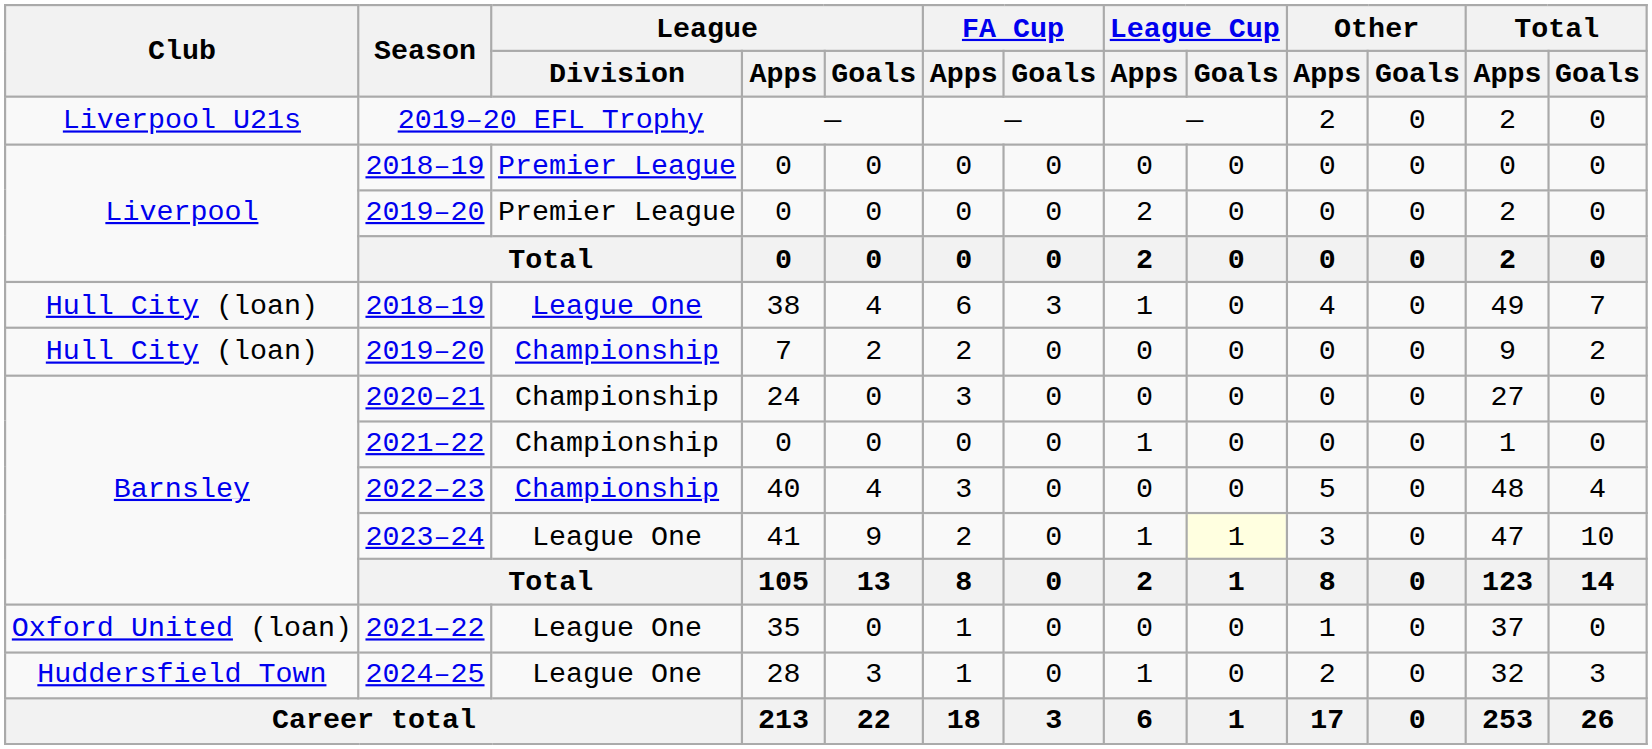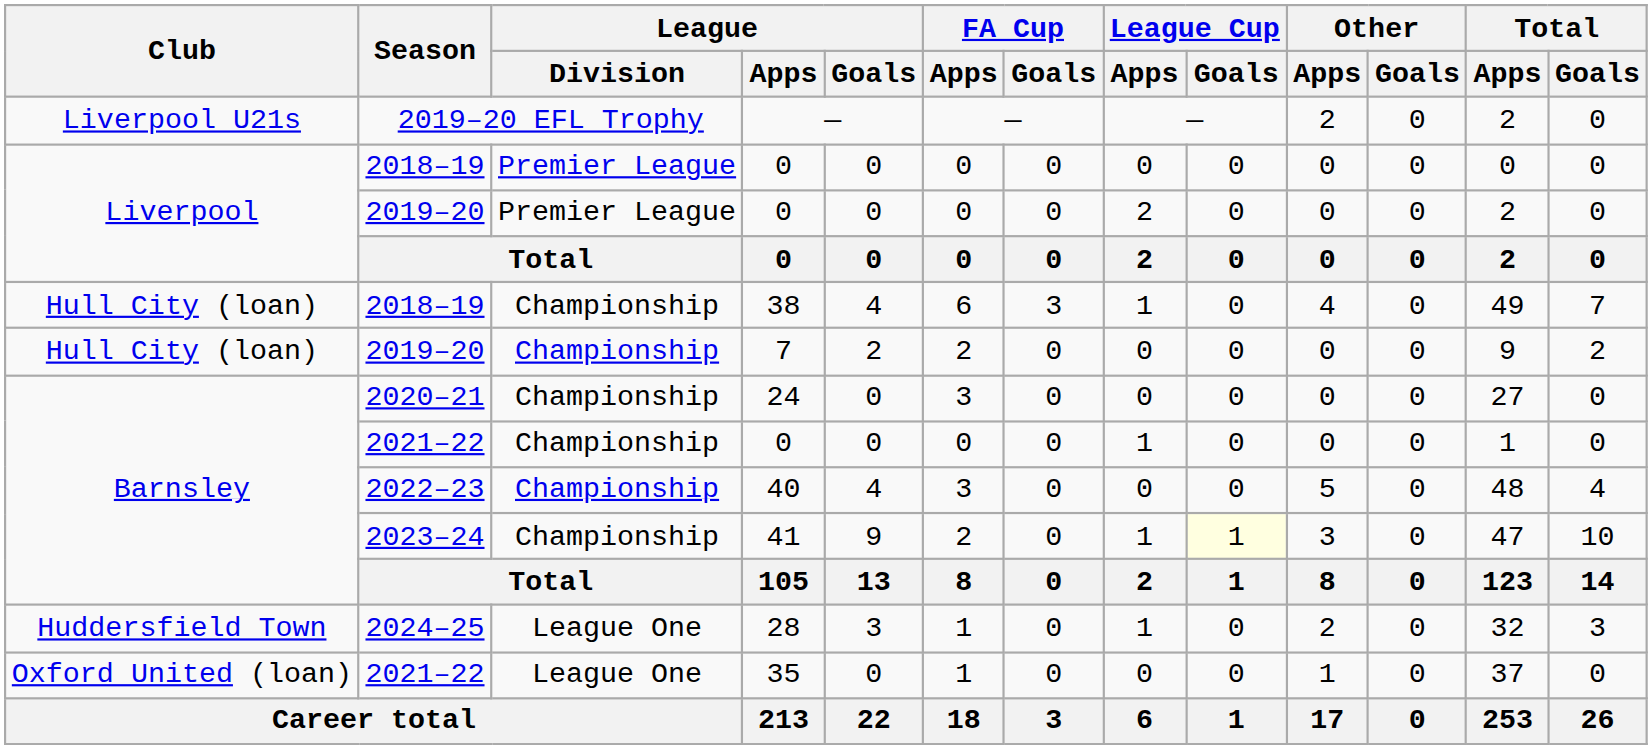(617, 305) League One -> (617, 305) Championship
(617, 536) League One -> (617, 536) Championship
rows swapped: (425, 629) <-> (425, 675)
